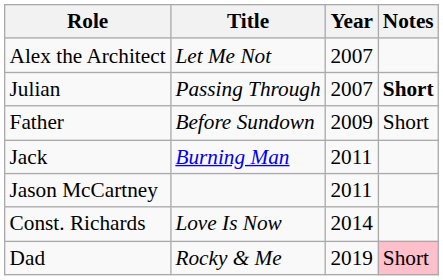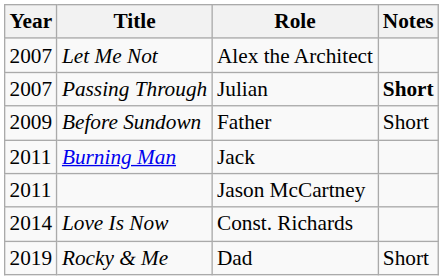columns swapped: (352, 21) <-> (88, 21)
(406, 257) pink background -> (406, 257) no background
